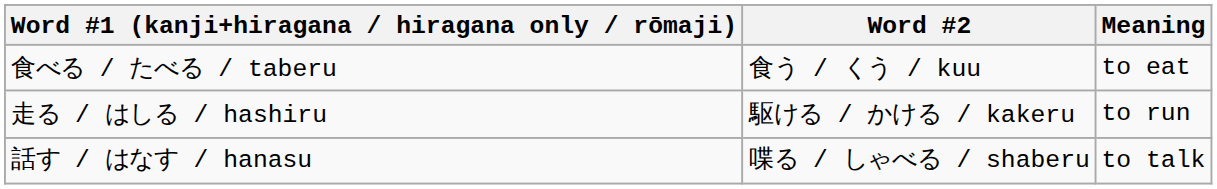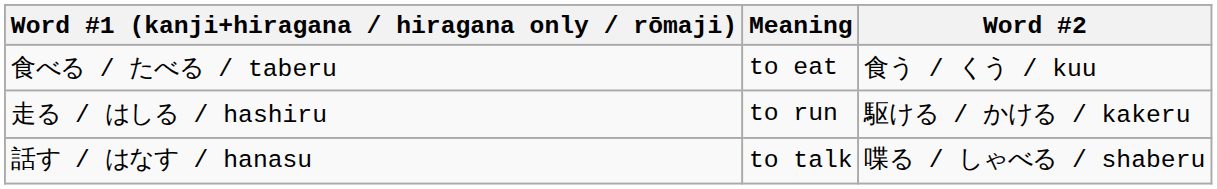columns swapped: (919, 25) <-> (1153, 25)
